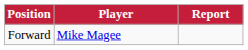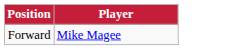- column: (211, 14)
